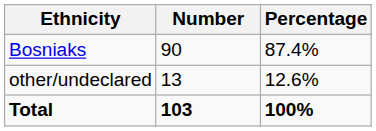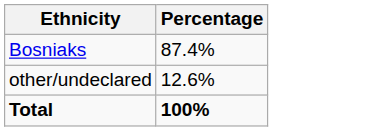- column: (208, 19)
